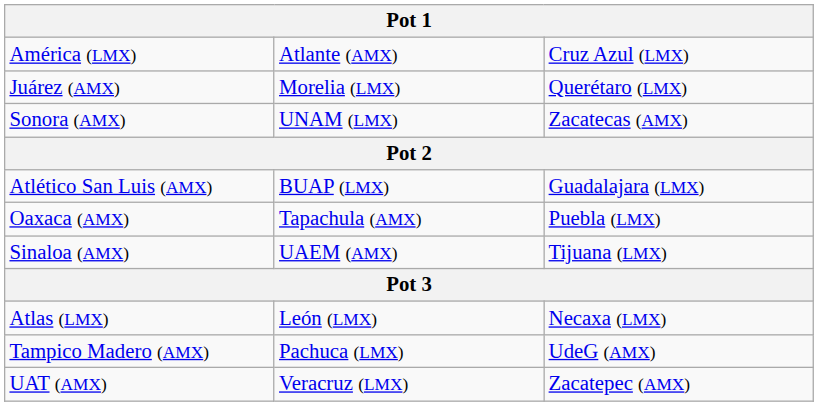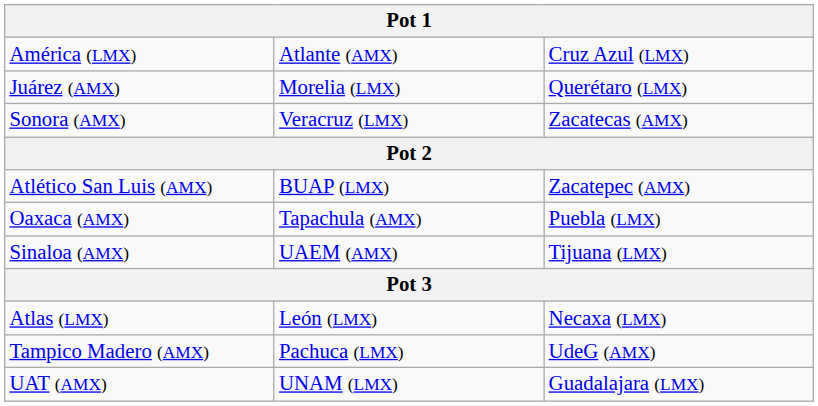(338, 119) UNAM (LMX) -> (344, 119) Veracruz (LMX)
(626, 185) Guadalajara (LMX) -> (619, 185) Zacatepec (AMX)
(344, 383) Veracruz (LMX) -> (338, 383) UNAM (LMX)
(619, 383) Zacatepec (AMX) -> (626, 383) Guadalajara (LMX)
